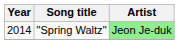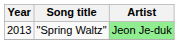(19, 30) 2014 -> (19, 30) 2013
